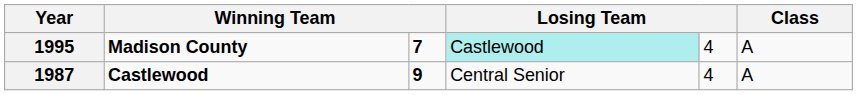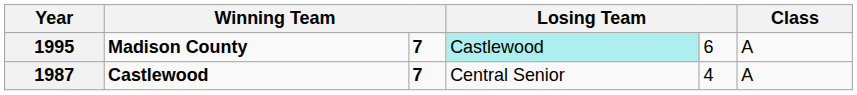(709, 47) 4 -> (709, 47) 6
(418, 75) 9 -> (418, 75) 7
